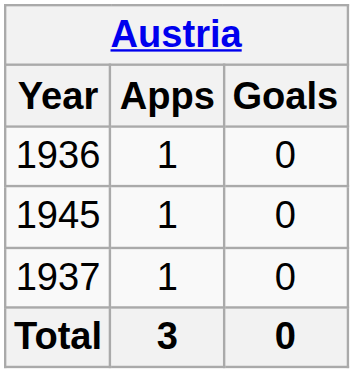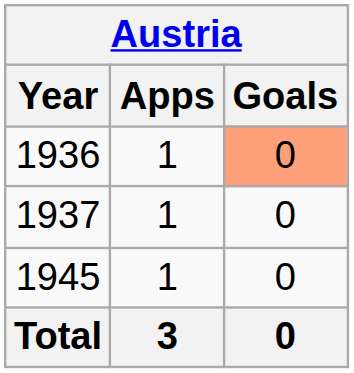(285, 155) no background -> (285, 155) lightsalmon background
rows swapped: (58, 276) <-> (58, 215)
